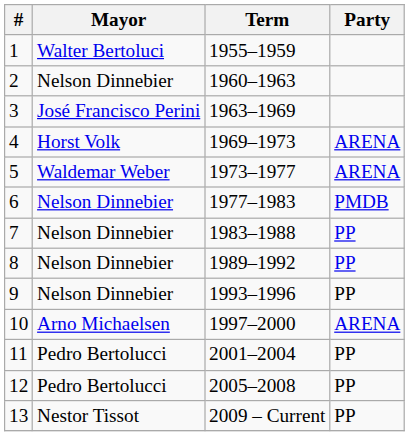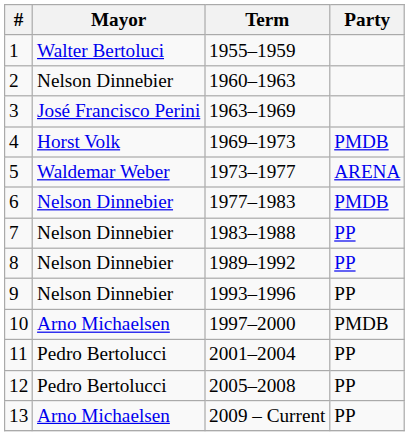(367, 141) ARENA -> (361, 141) PMDB
(367, 324) ARENA -> (361, 324) PMDB
(88, 415) Nestor Tissot -> (103, 415) Arno Michaelsen
